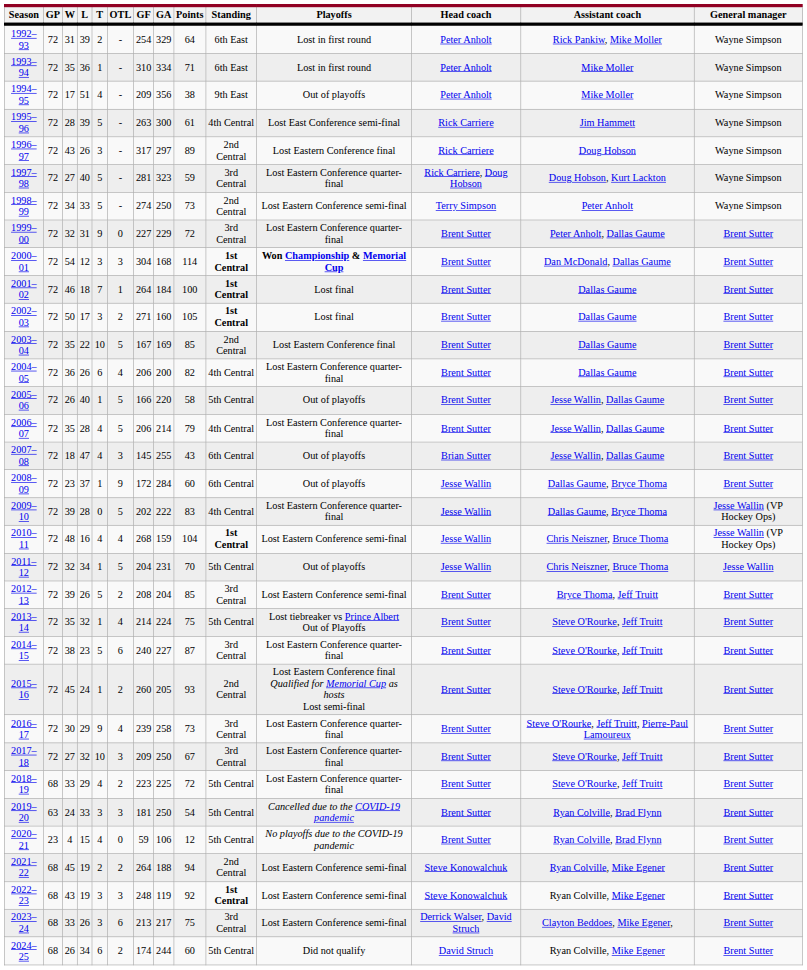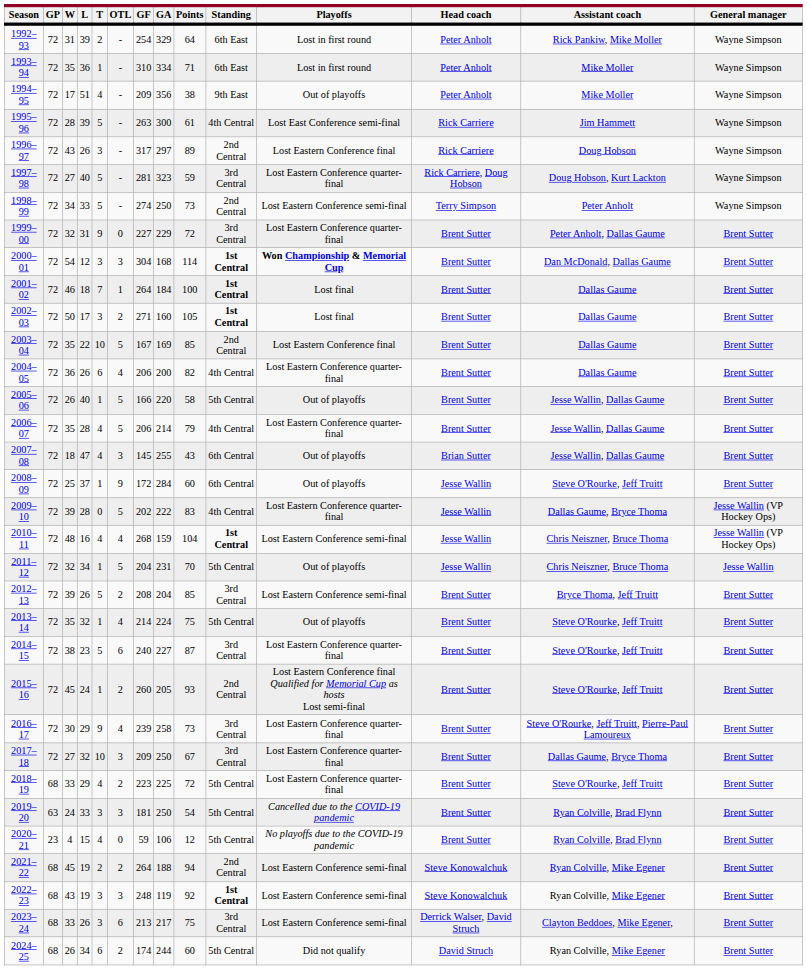(70, 483) 23 -> (70, 483) 25
(607, 483) Dallas Gaume, Bryce Thoma -> (607, 483) Steve O'Rourke, Jeff Truitt
(334, 622) Lost tiebreaker vs Prince Albert Out of Playoffs -> (334, 622) Out of playoffs
(607, 756) Steve O'Rourke, Jeff Truitt -> (607, 756) Dallas Gaume, Bryce Thoma
